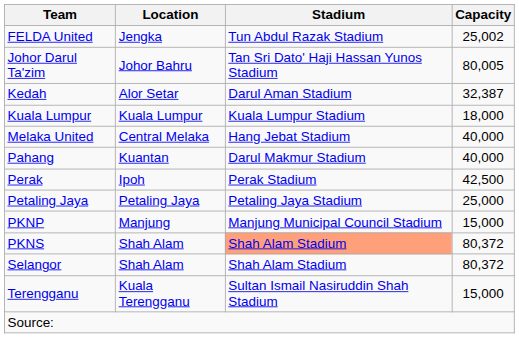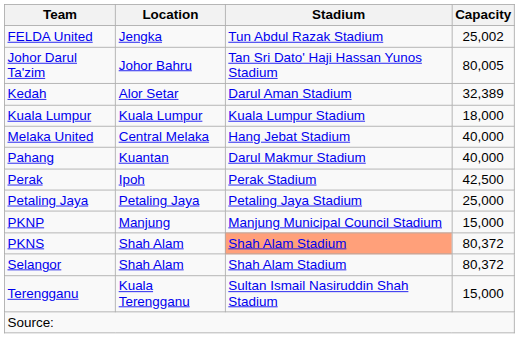(483, 94) 32,387 -> (483, 94) 32,389
